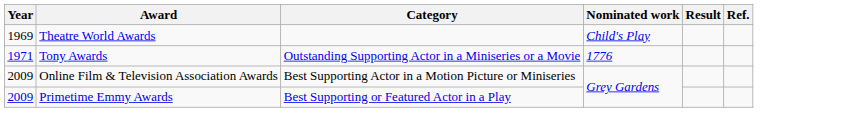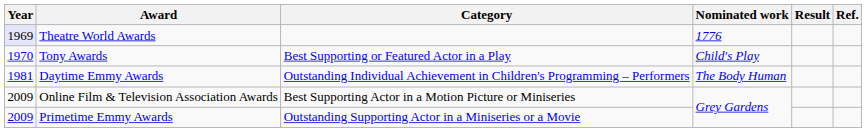(20, 35) no background -> (20, 35) lavender background
(618, 35) Child's Play -> (709, 35) 1776
(20, 55) 1971 -> (20, 55) 1970
(432, 55) Outstanding Supporting Actor in a Miniseries or a Movie -> (397, 55) Best Supporting or Featured Actor in a Play
(599, 55) 1776 -> (727, 55) Child's Play
+ row: (101, 76)
(397, 96) Best Supporting or Featured Actor in a Play -> (432, 117) Outstanding Supporting Actor in a Miniseries or a Movie
